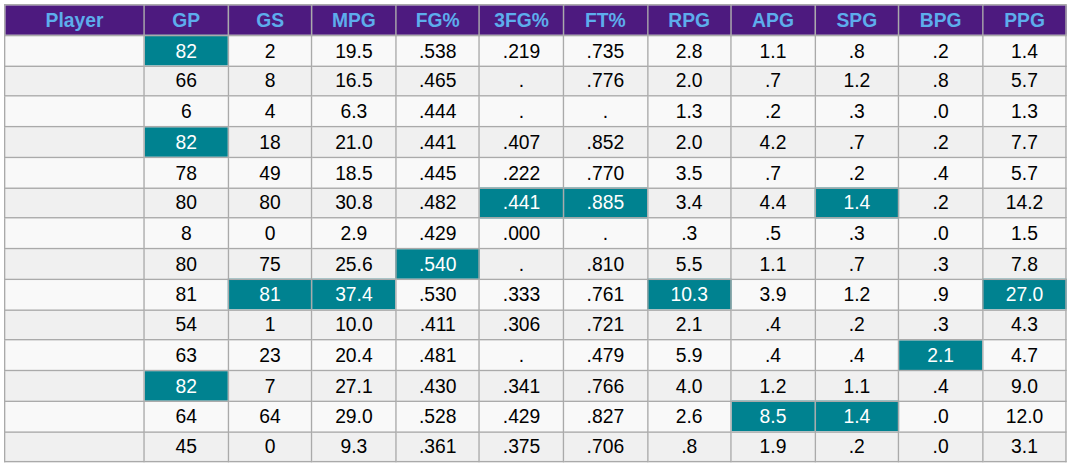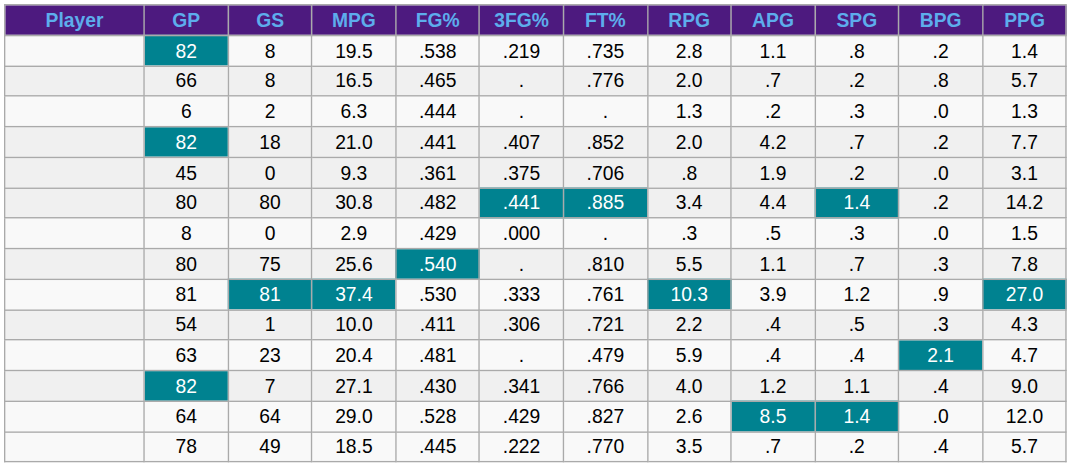(270, 51) 2 -> (270, 51) 8
(857, 81) 1.2 -> (857, 81) .2
(270, 112) 4 -> (270, 112) 2
rows swapped: (354, 173) <-> (354, 447)
(689, 325) 2.1 -> (689, 325) 2.2
(857, 325) .2 -> (857, 325) .5
